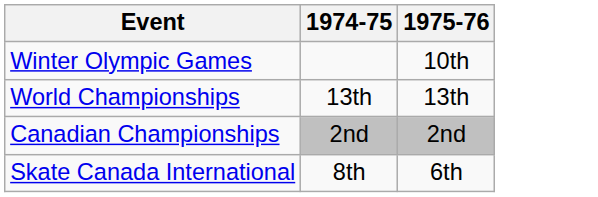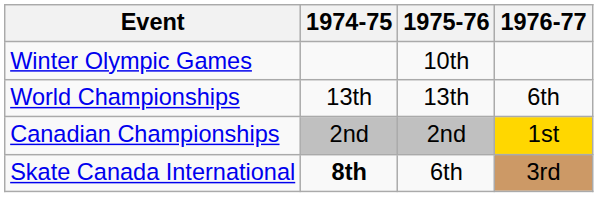+ column: (544, 23)
(349, 172) normal -> (349, 172) bold
